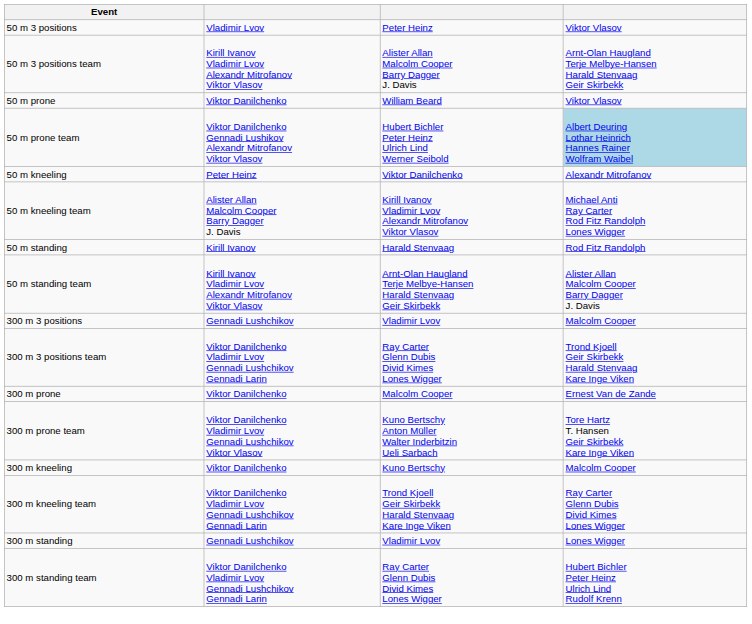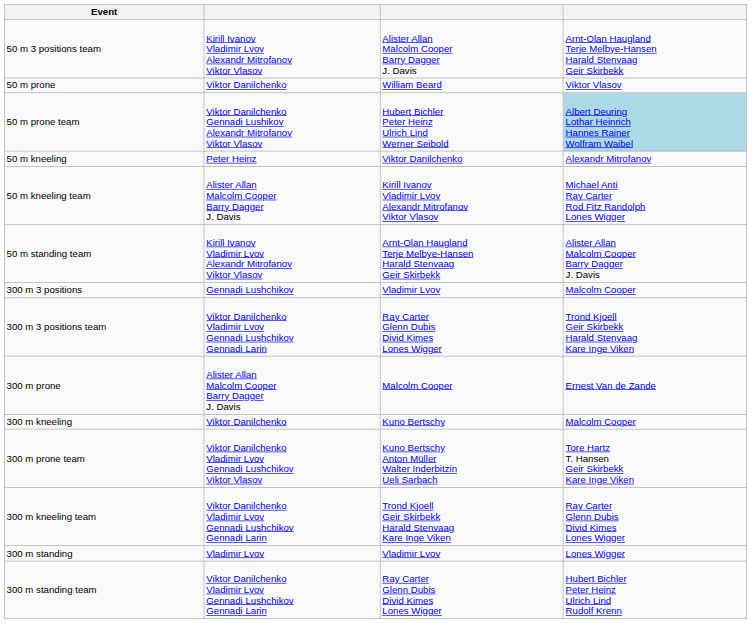- row: (42, 28)
- row: (37, 248)
(246, 394) Viktor Danilchenko -> (241, 391) Alister Allan Malcolm Cooper Barry Dagger J. Davis
rows swapped: (46, 431) <-> (39, 468)
(250, 541) Gennadi Lushchikov -> (235, 554) Vladimir Lvov
